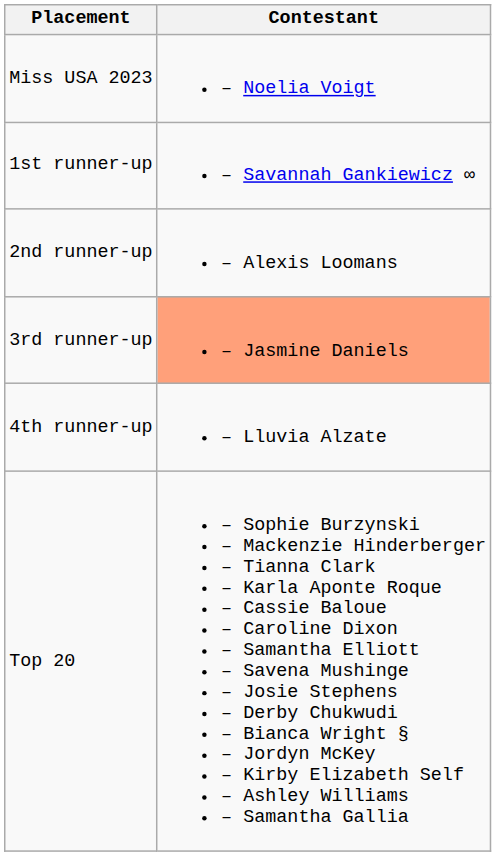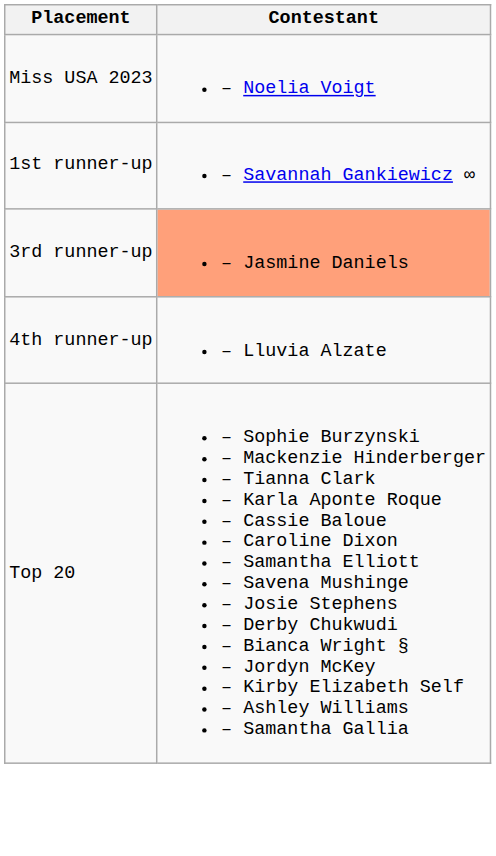- row: (81, 253)
